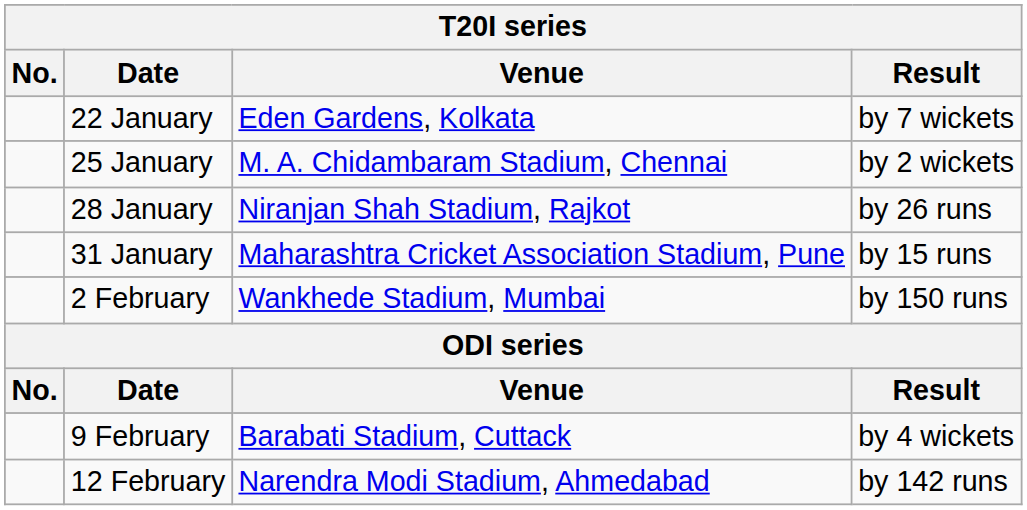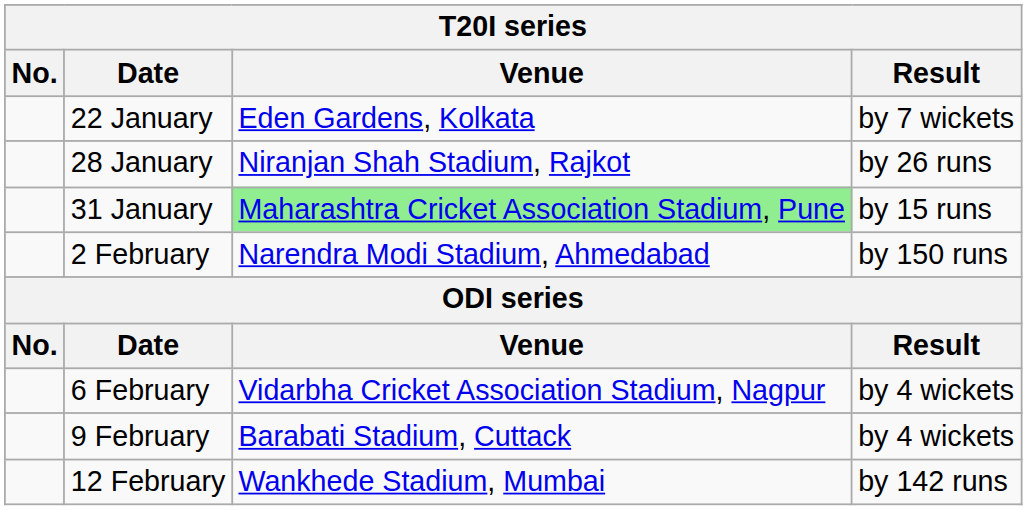- row: (142, 163)
(542, 254) no background -> (542, 208) lightgreen background
(422, 299) Wankhede Stadium, Mumbai -> (474, 254) Narendra Modi Stadium, Ahmedabad
+ row: (140, 390)
(474, 481) Narendra Modi Stadium, Ahmedabad -> (422, 481) Wankhede Stadium, Mumbai
